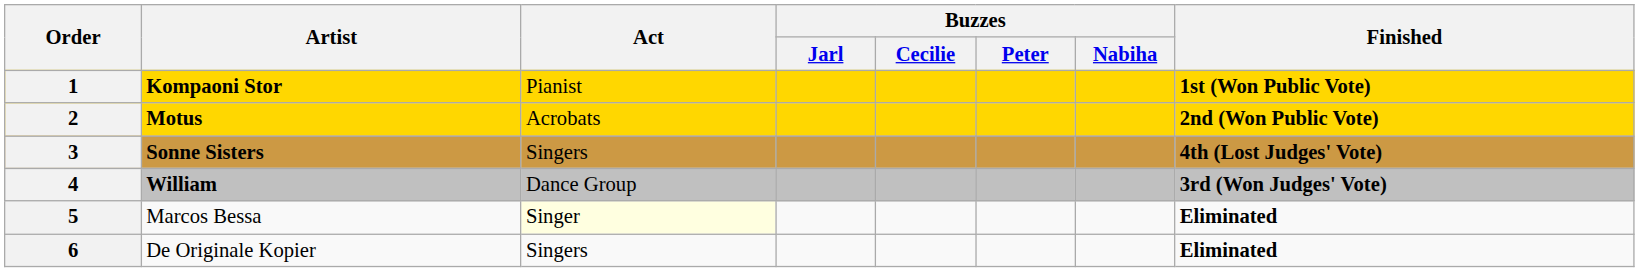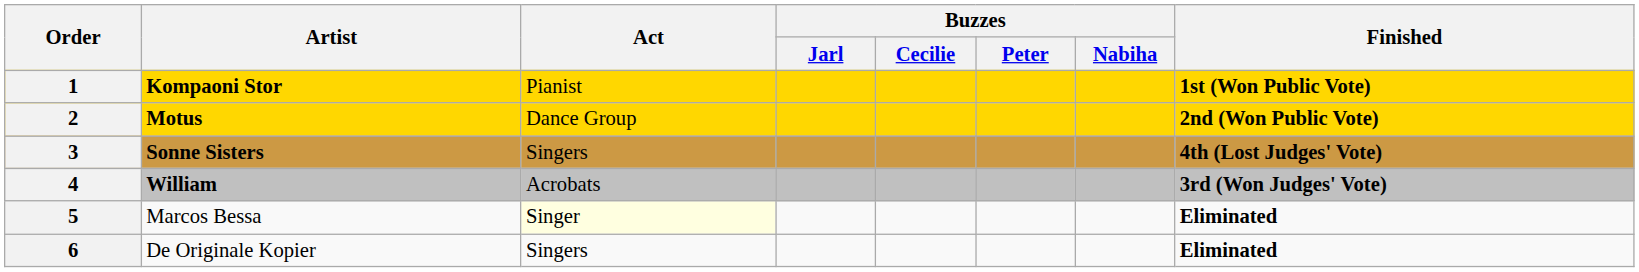(563, 119) Acrobats -> (581, 119) Dance Group
(581, 184) Dance Group -> (563, 184) Acrobats
